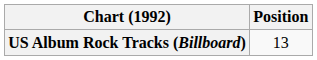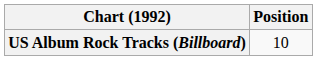(281, 42) 13 -> (281, 42) 10
